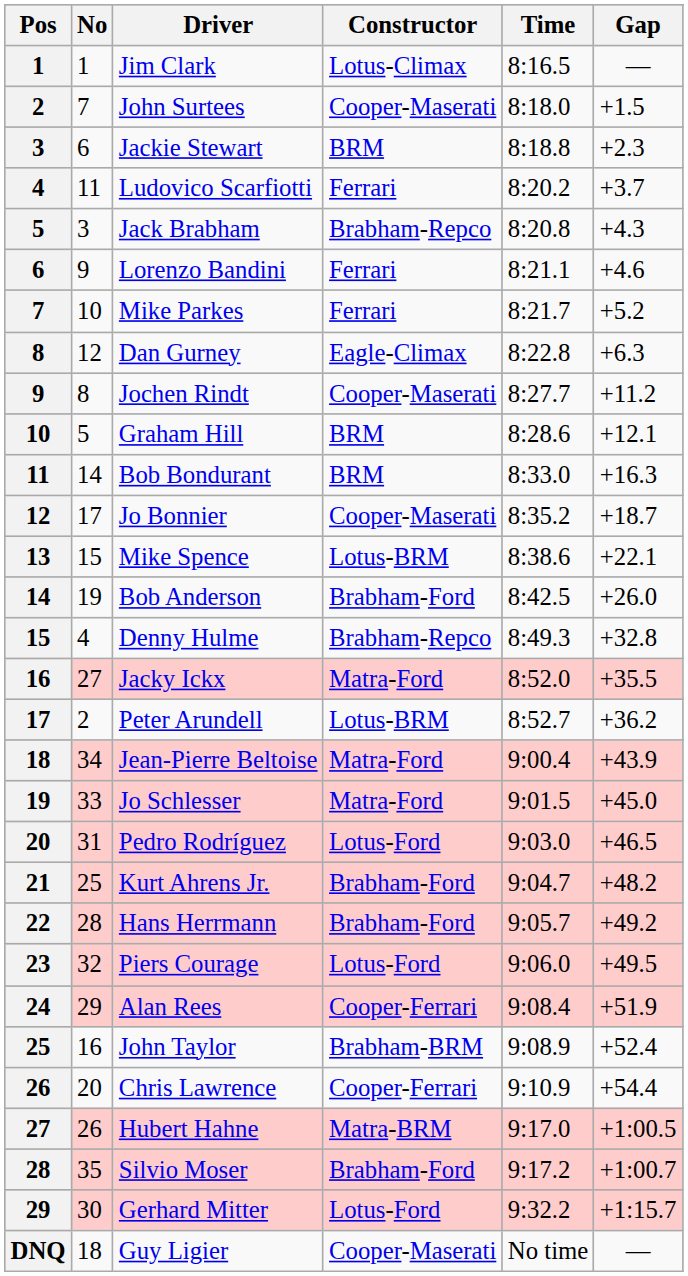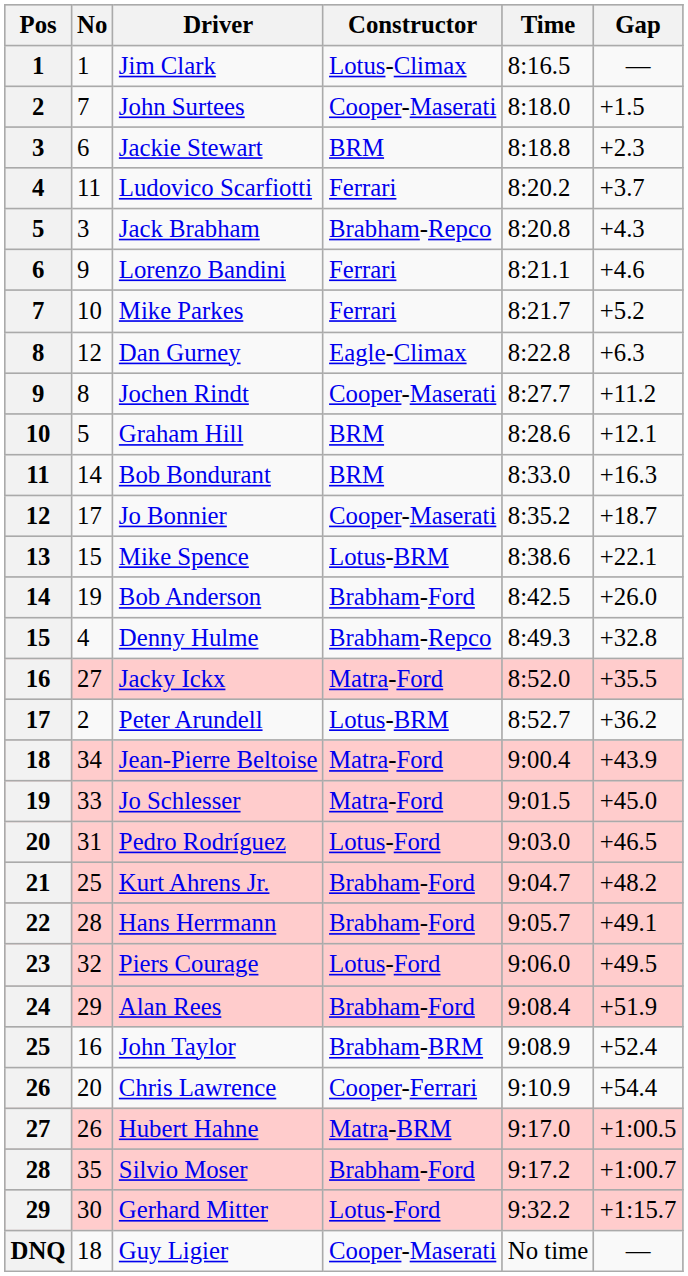(628, 923) +49.2 -> (628, 923) +49.1
(403, 1005) Cooper-Ferrari -> (402, 1005) Brabham-Ford
